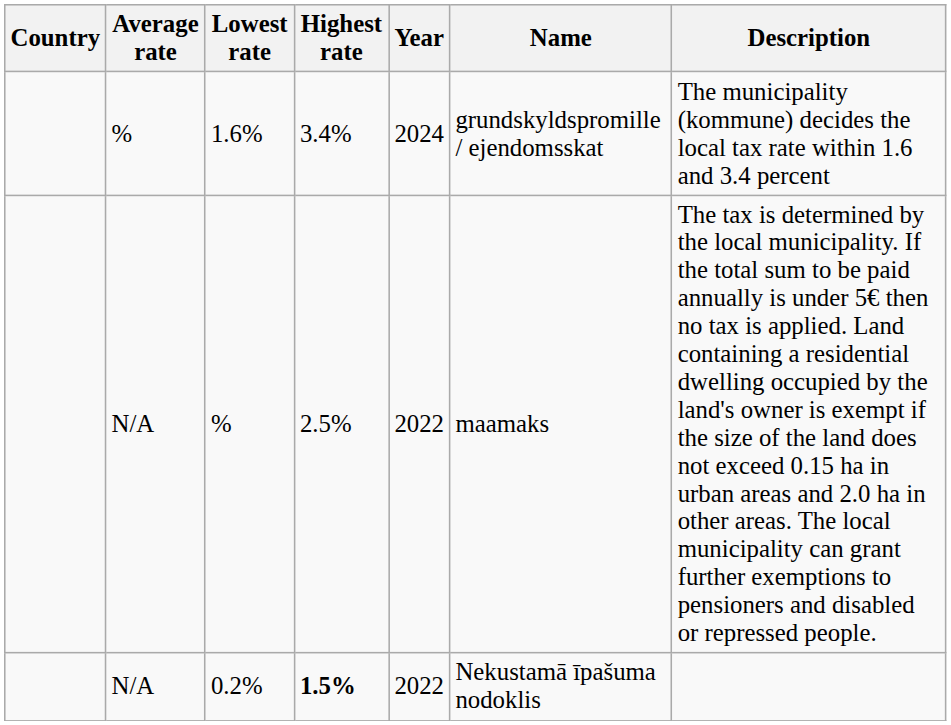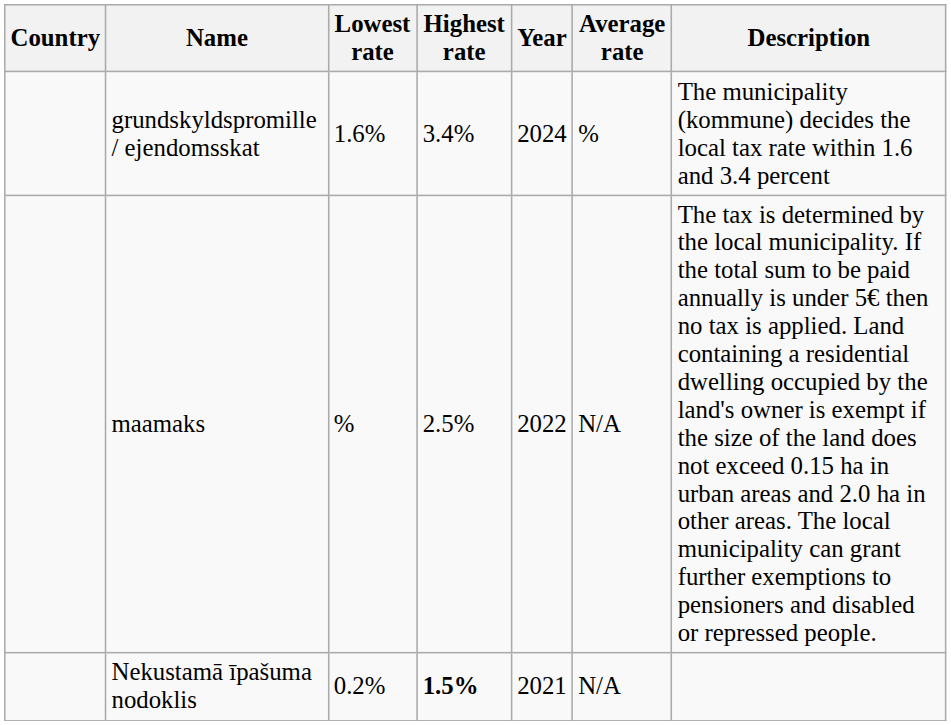columns swapped: (156, 38) <-> (561, 38)
(419, 686) 2022 -> (542, 686) 2021
